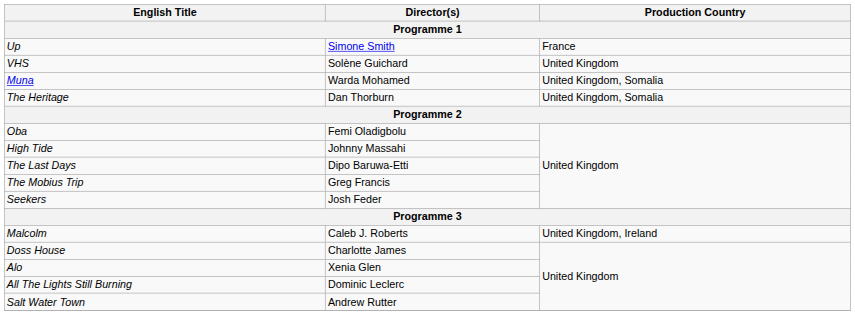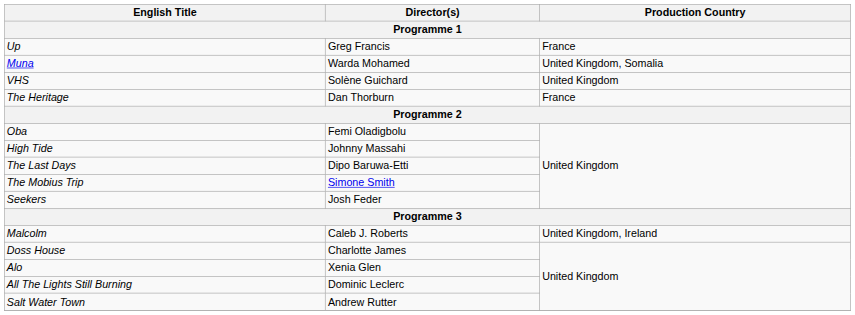(361, 47) Simone Smith -> (359, 47) Greg Francis
rows swapped: (20, 81) <-> (18, 64)
(603, 98) United Kingdom, Somalia -> (559, 98) France
(359, 183) Greg Francis -> (361, 183) Simone Smith
